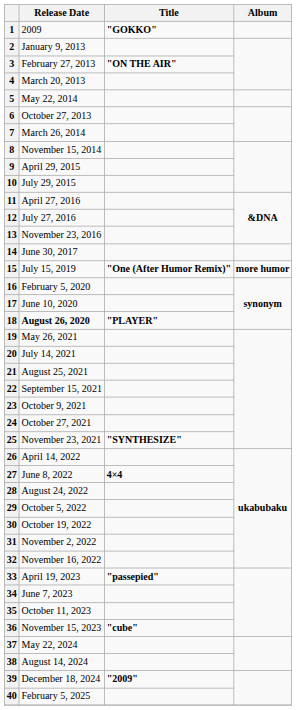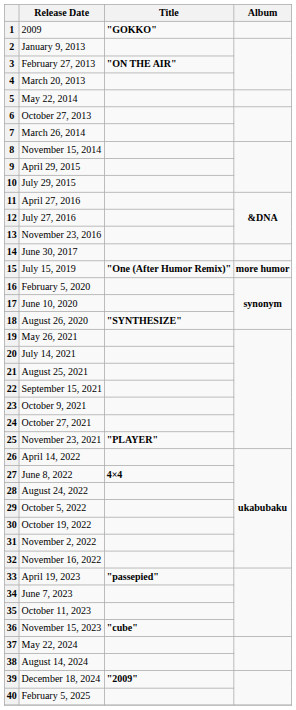(56, 320) bold -> (55, 320) normal
(132, 320) "PLAYER" -> (144, 320) "SYNTHESIZE"
(144, 440) "SYNTHESIZE" -> (132, 440) "PLAYER"
